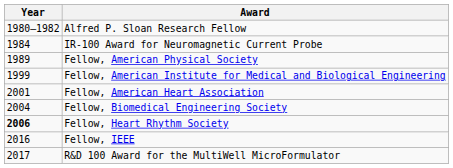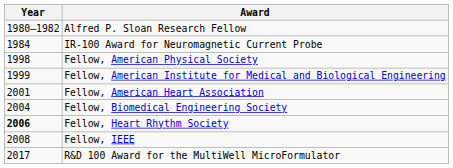(18, 60) 1989 -> (18, 60) 1998
(18, 139) 2016 -> (18, 139) 2008
